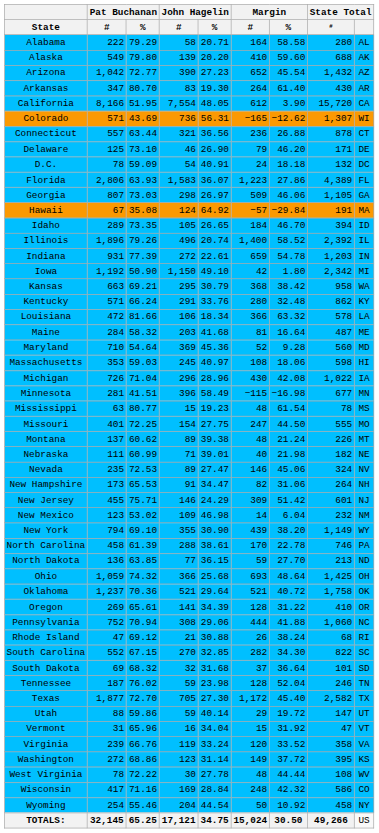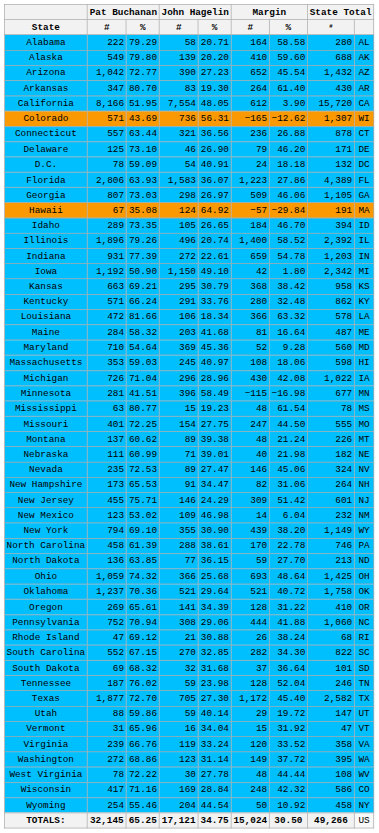(364, 287) WA -> (364, 287) KS
(364, 759) KS -> (364, 759) WA
